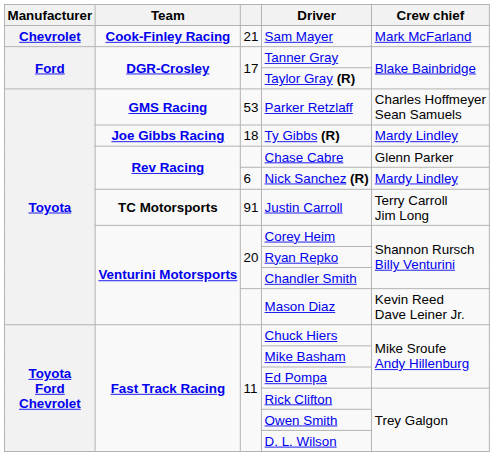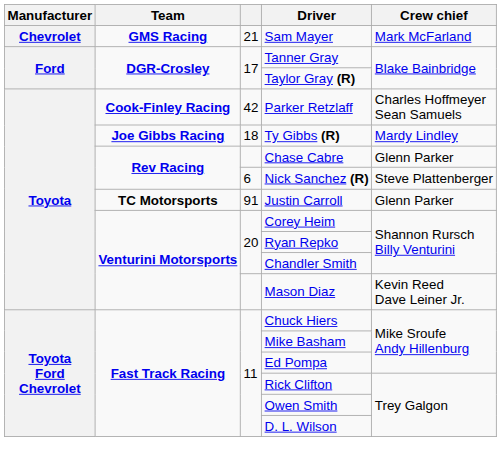(168, 36) Cook-Finley Racing -> (168, 36) GMS Racing
(168, 107) GMS Racing -> (168, 107) Cook-Finley Racing
(251, 107) 53 -> (251, 107) 42
(416, 178) Mardy Lindley -> (434, 178) Steve Plattenberger
(411, 207) Terry Carroll Jim Long -> (414, 200) Glenn Parker
